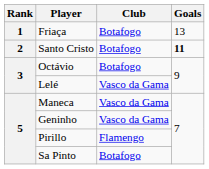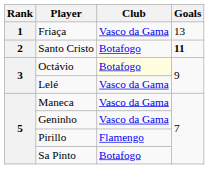(120, 31) Botafogo -> (134, 31) Vasco da Gama
(120, 66) no background -> (120, 66) lightyellow background
